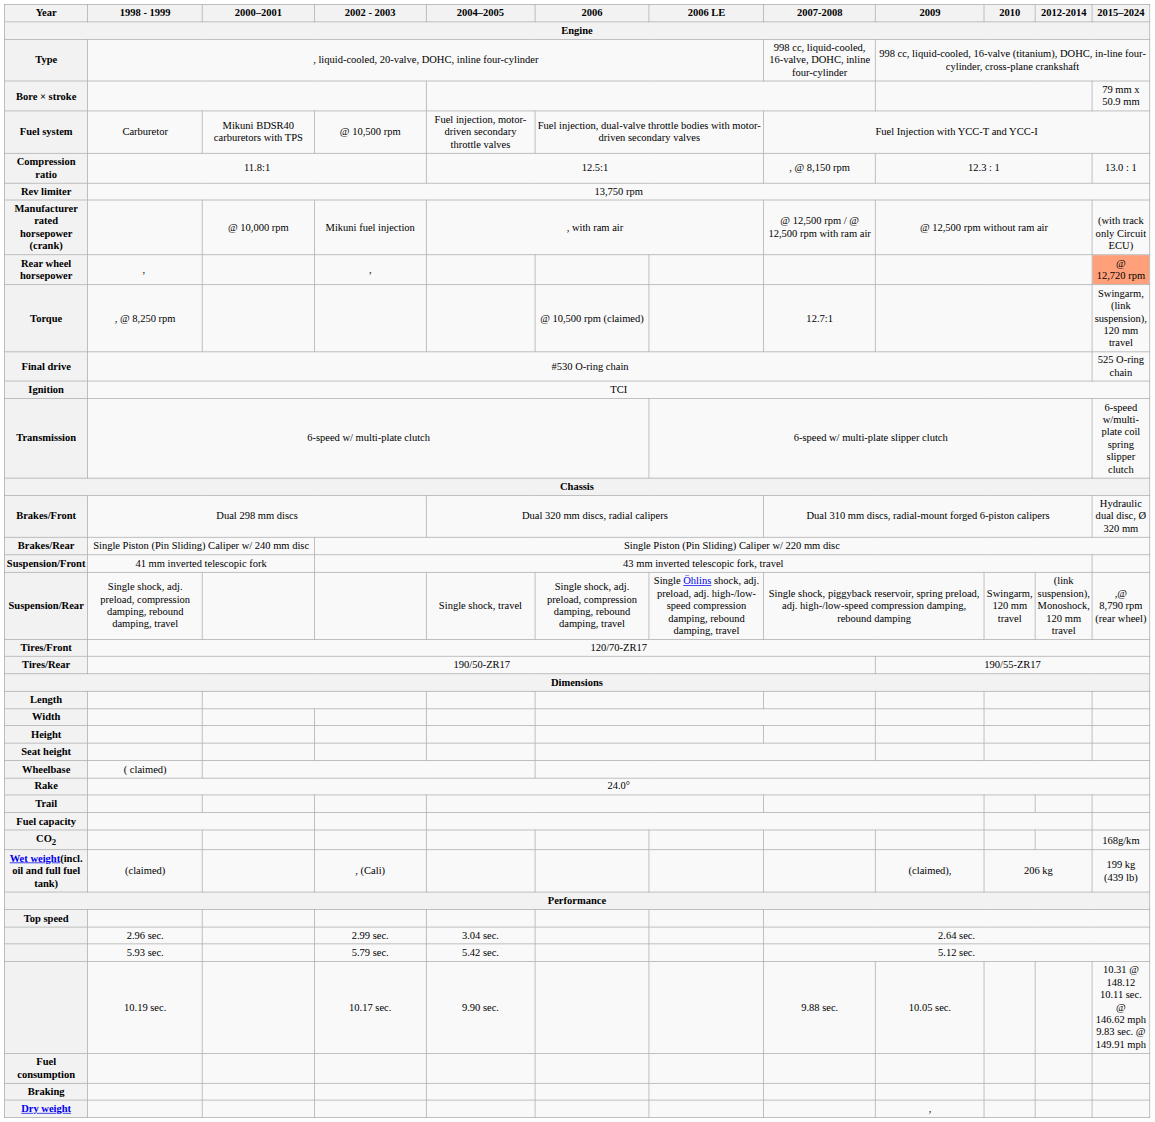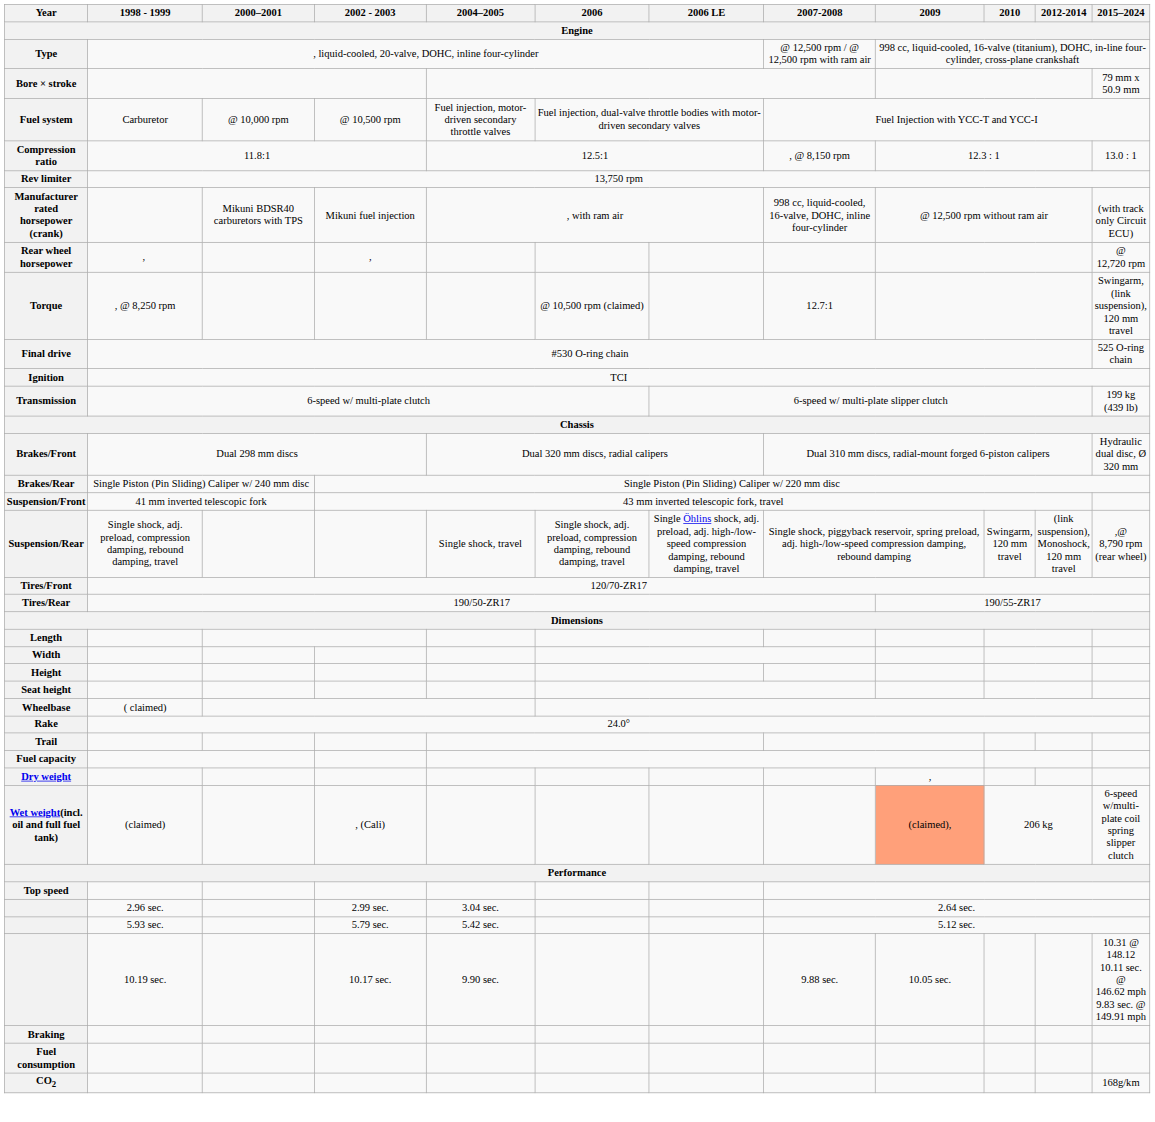(820, 60) 998 cc, liquid-cooled, 16-valve, DOHC, inline four-cylinder -> (820, 54) @ 12,500 rpm / @ 12,500 rpm with ram air
(258, 132) Mikuni BDSR40 carburetors with TPS -> (258, 120) @ 10,000 rpm
(258, 227) @ 10,000 rpm -> (258, 215) Mikuni BDSR40 carburetors with TPS
(820, 227) @ 12,500 rpm / @ 12,500 rpm with ram air -> (820, 215) 998 cc, liquid-cooled, 16-valve, DOHC, inline four-cylinder
(1121, 270) lightsalmon background -> (1121, 257) no background
(1121, 438) 6-speed w/multi-plate coil spring slipper clutch -> (1121, 401) 199 kg (439 lb)
rows swapped: (46, 1109) <-> (46, 840)
(930, 871) no background -> (930, 825) lightsalmon background
(1121, 871) 199 kg (439 lb) -> (1121, 825) 6-speed w/multi-plate coil spring slipper clutch
rows swapped: (46, 1092) <-> (46, 1068)
